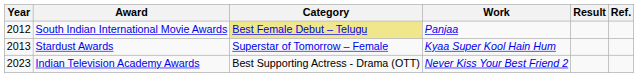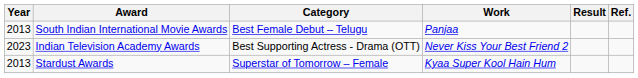(19, 30) 2012 -> (19, 30) 2013
(300, 30) khaki background -> (300, 30) no background
rows swapped: (75, 47) <-> (118, 64)
